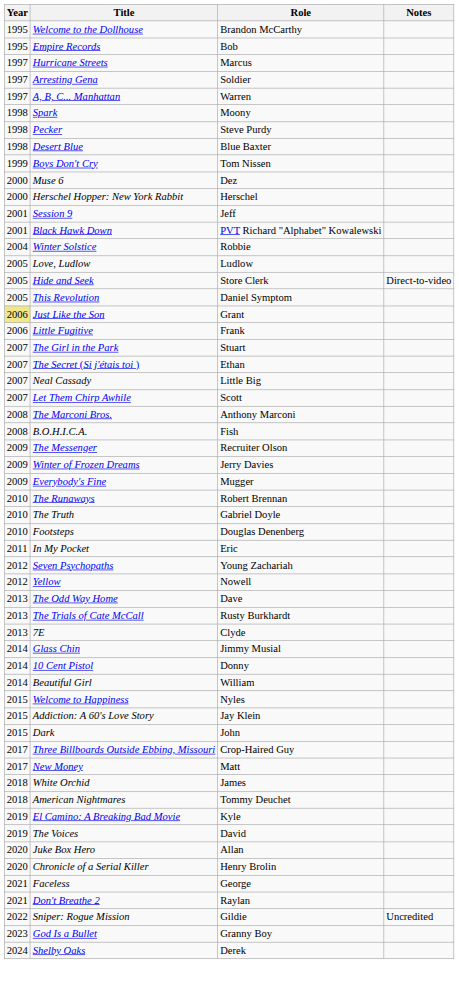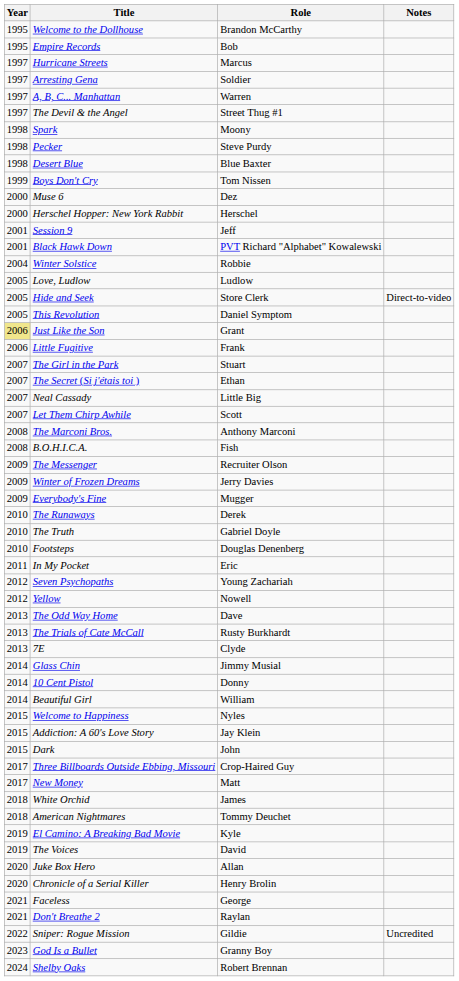+ row: (80, 113)
(254, 498) Robert Brennan -> (233, 515) Derek
(233, 950) Derek -> (254, 967) Robert Brennan
